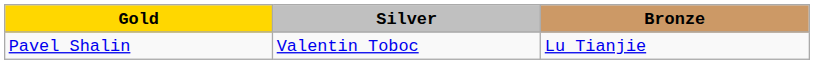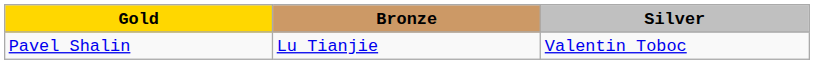columns swapped: (407, 18) <-> (675, 18)
